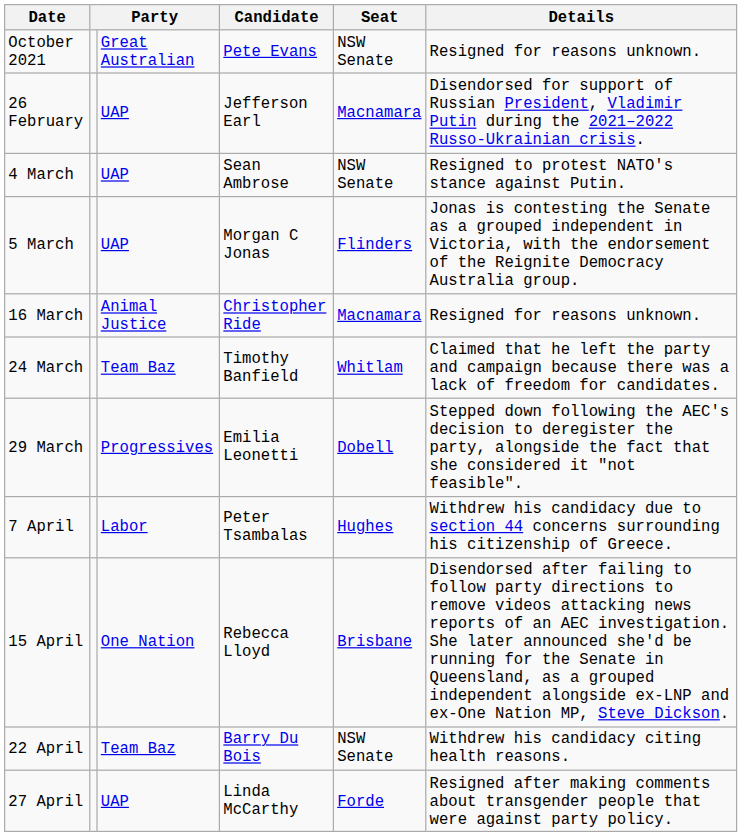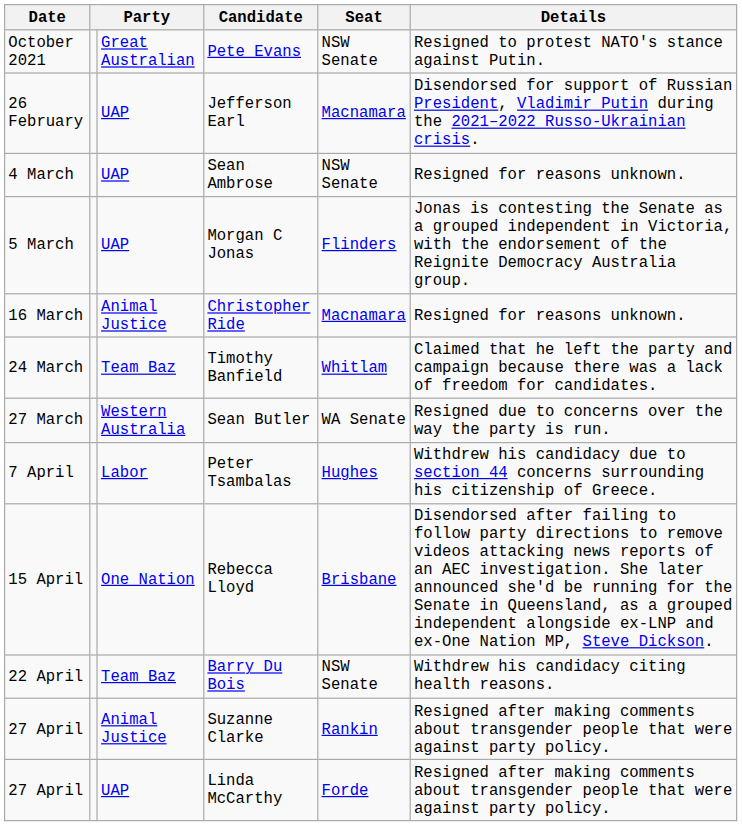(565, 52) Resigned for reasons unknown. -> (568, 52) Resigned to protest NATO's stance against Putin.
(551, 175) Resigned to protest NATO's stance against Putin. -> (550, 175) Resigned for reasons unknown.
- row: (261, 447)
+ row: (259, 420)
+ row: (240, 729)
